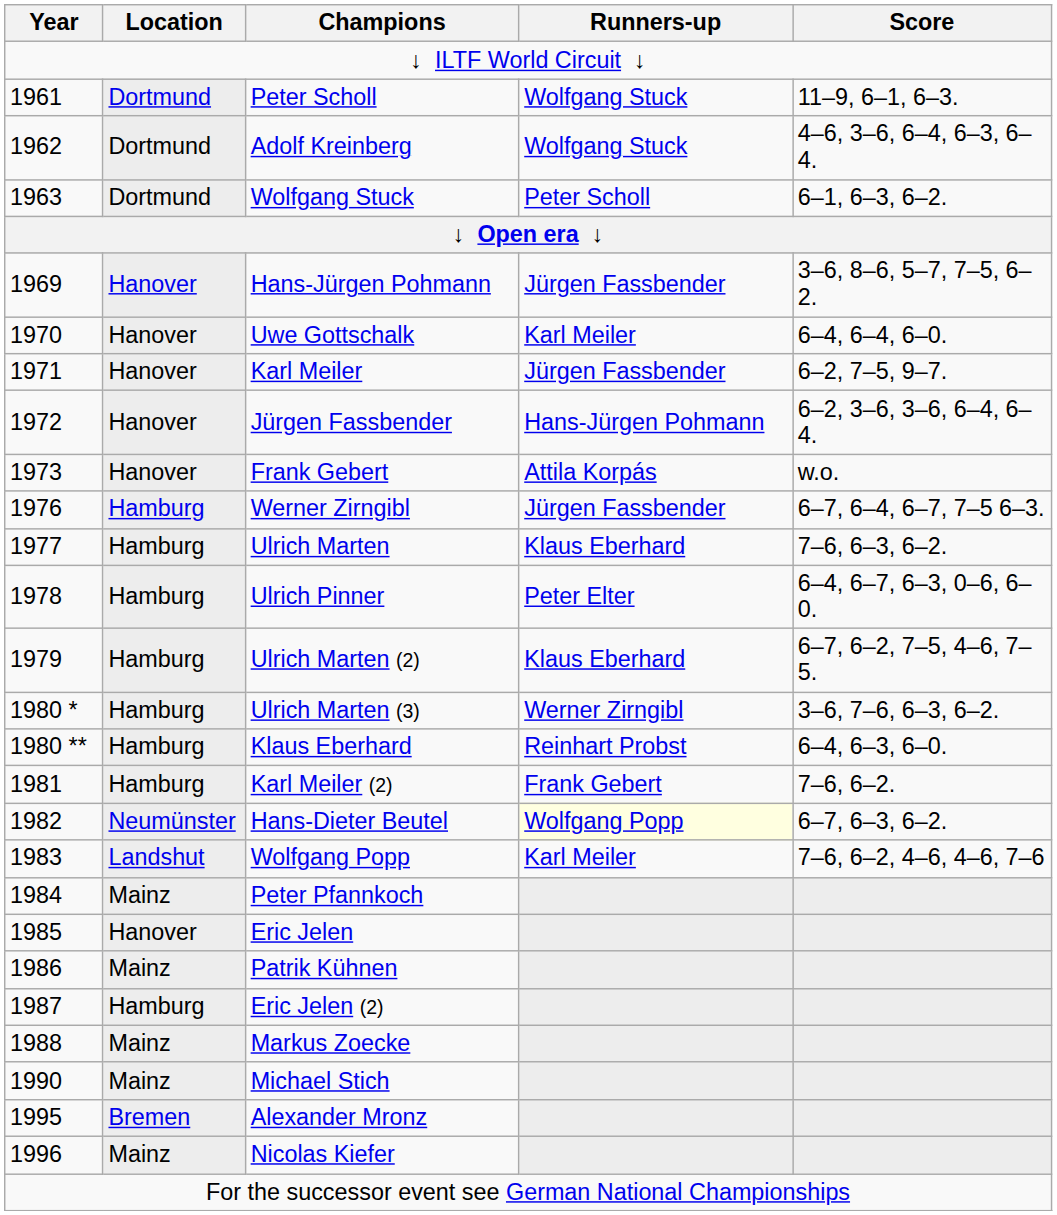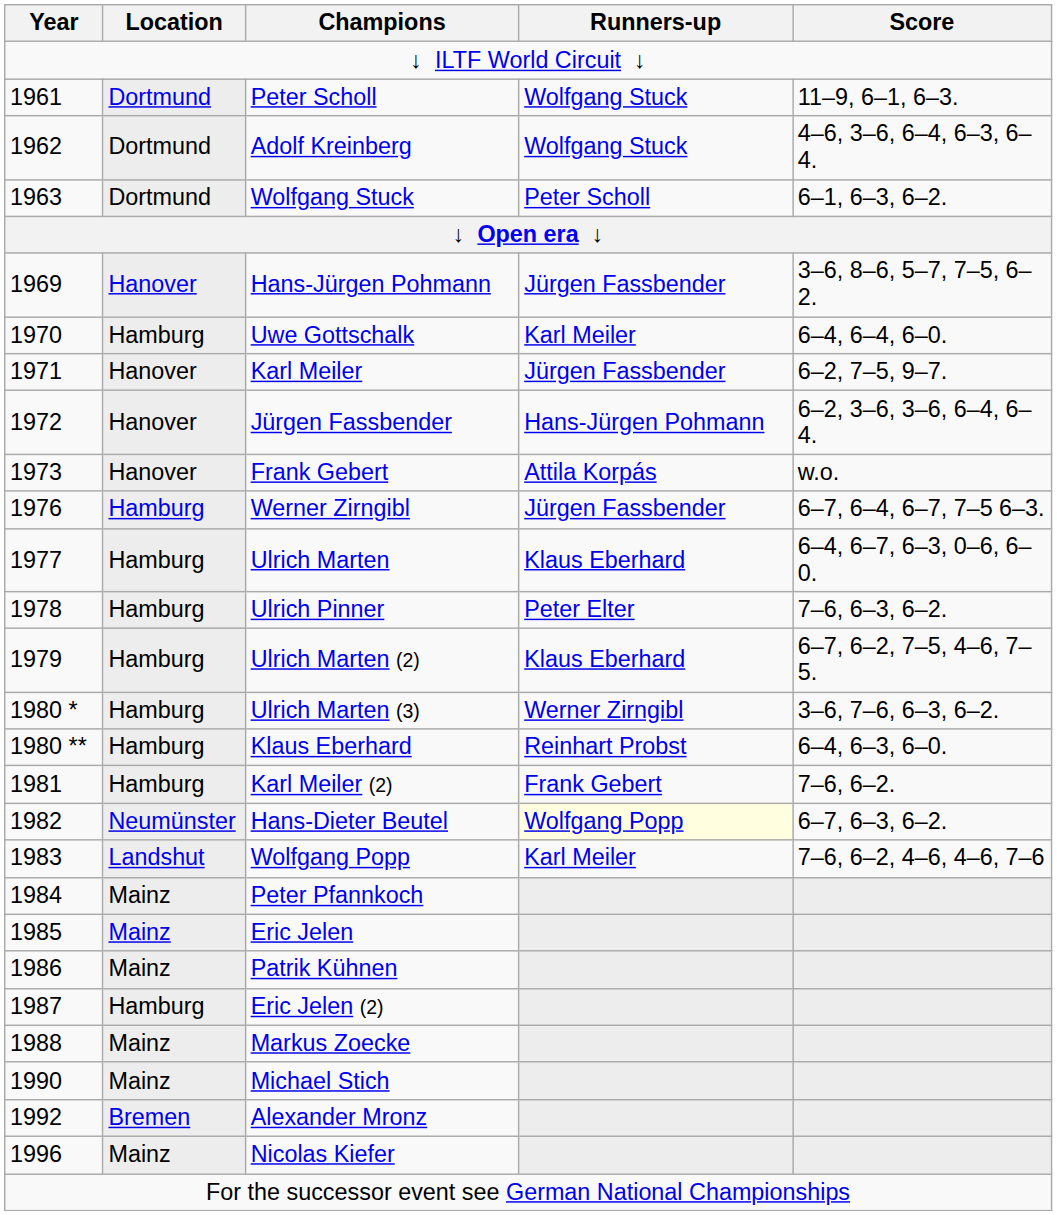(153, 334) Hanover -> (157, 334) Hamburg
(872, 546) 7–6, 6–3, 6–2. -> (915, 559) 6–4, 6–7, 6–3, 0–6, 6–0.
(915, 596) 6–4, 6–7, 6–3, 0–6, 6–0. -> (872, 609) 7–6, 6–3, 6–2.
(153, 932) Hanover -> (140, 932) Mainz
(36, 1117) 1995 -> (36, 1117) 1992
